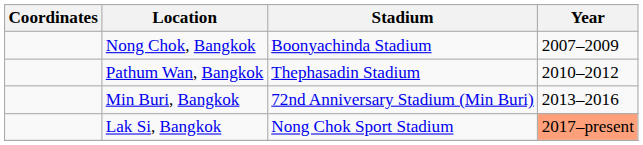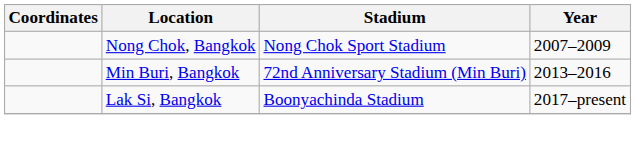(351, 45) Boonyachinda Stadium -> (355, 45) Nong Chok Sport Stadium
- row: (185, 72)
(362, 126) Nong Chok Sport Stadium -> (344, 99) Boonyachinda Stadium
(588, 126) lightsalmon background -> (580, 99) no background
